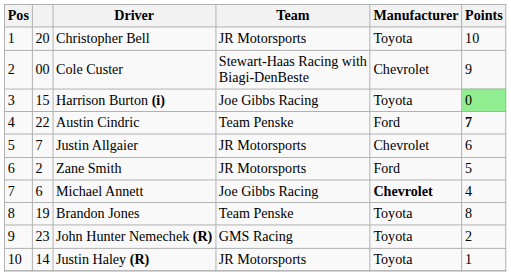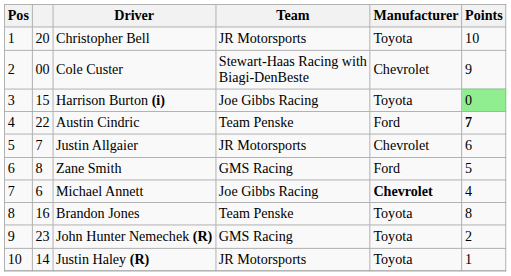(39, 168) 2 -> (39, 168) 8
(263, 168) JR Motorsports -> (256, 168) GMS Racing
(42, 213) 19 -> (42, 213) 16
